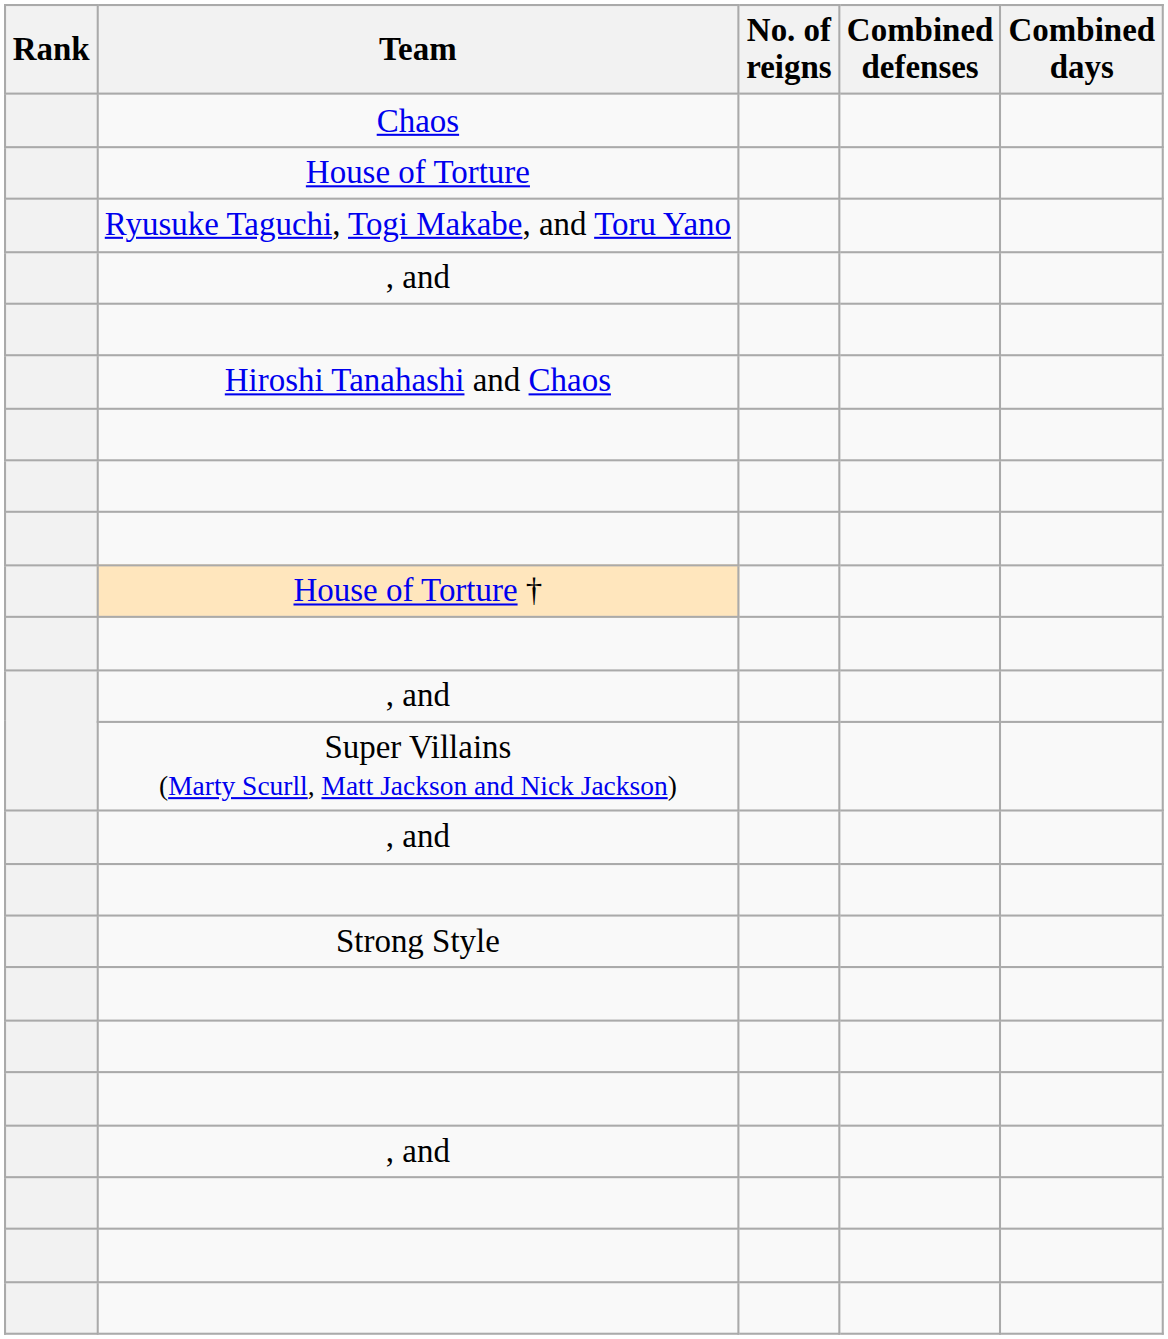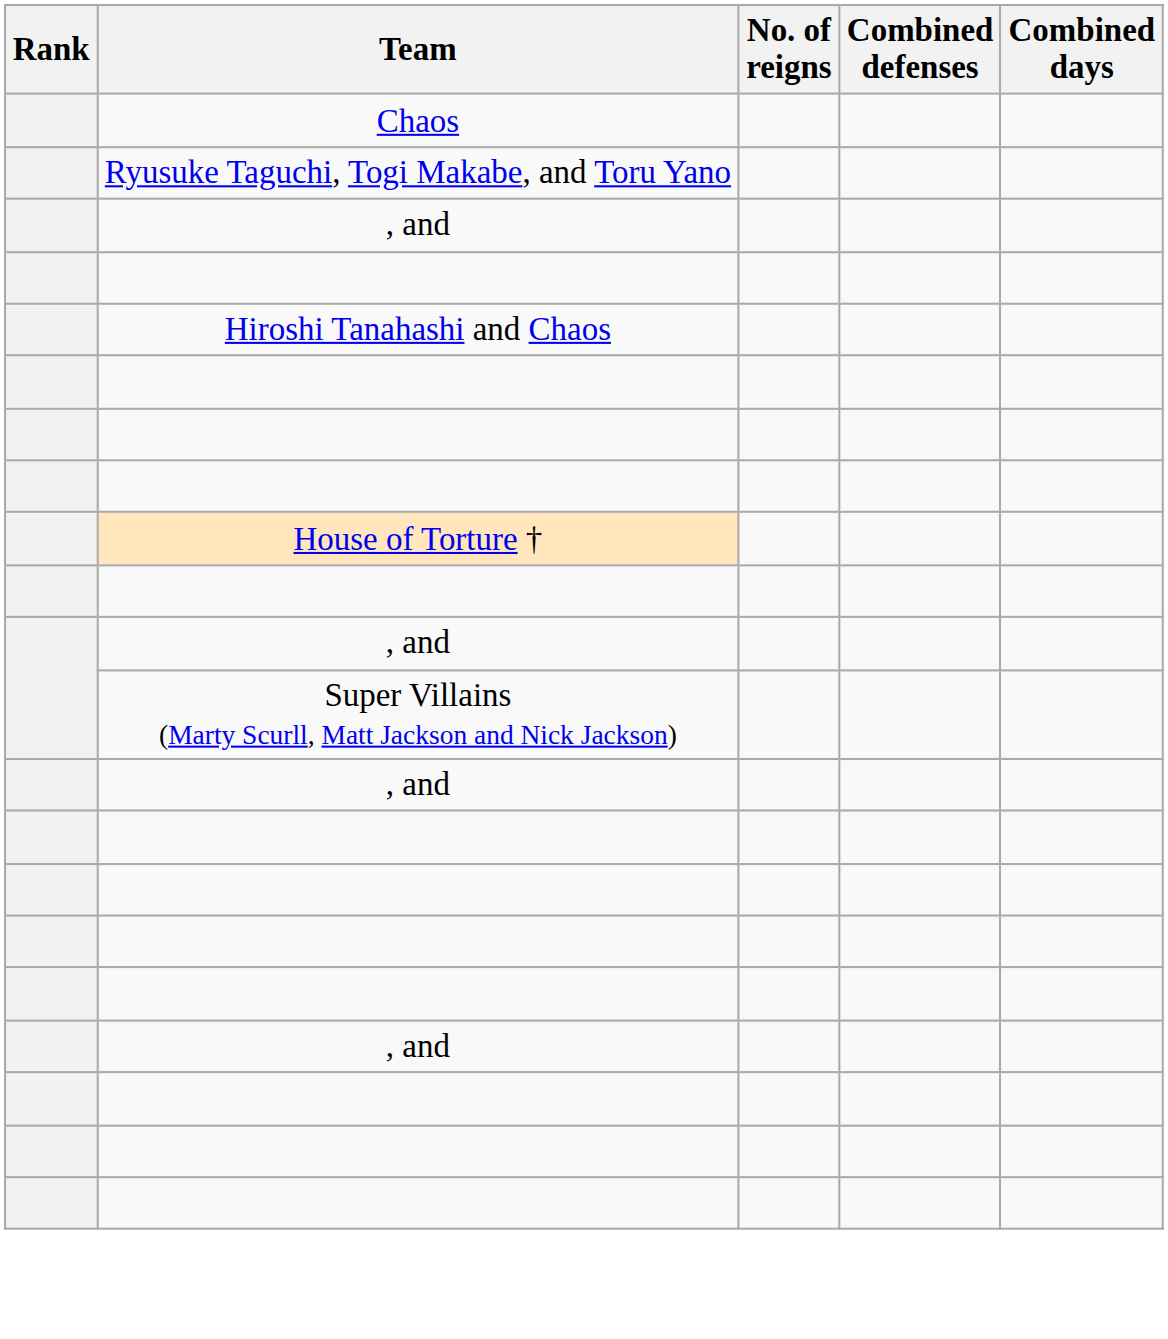- row: (51, 173)
- row: (51, 942)
